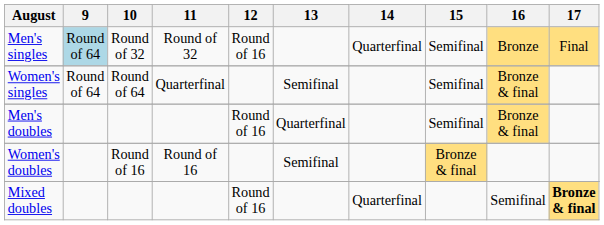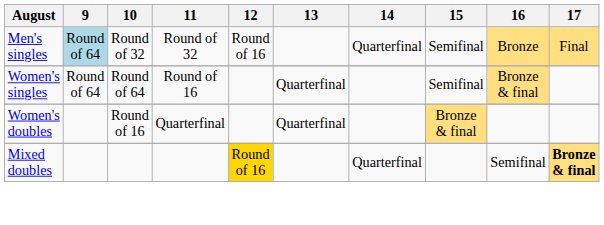(190, 84) Quarterfinal -> (190, 84) Round of 16
(311, 84) Semifinal -> (311, 84) Quarterfinal
- row: (30, 123)
(190, 162) Round of 16 -> (190, 123) Quarterfinal
(311, 162) Semifinal -> (311, 123) Quarterfinal
(251, 200) no background -> (251, 162) gold background
